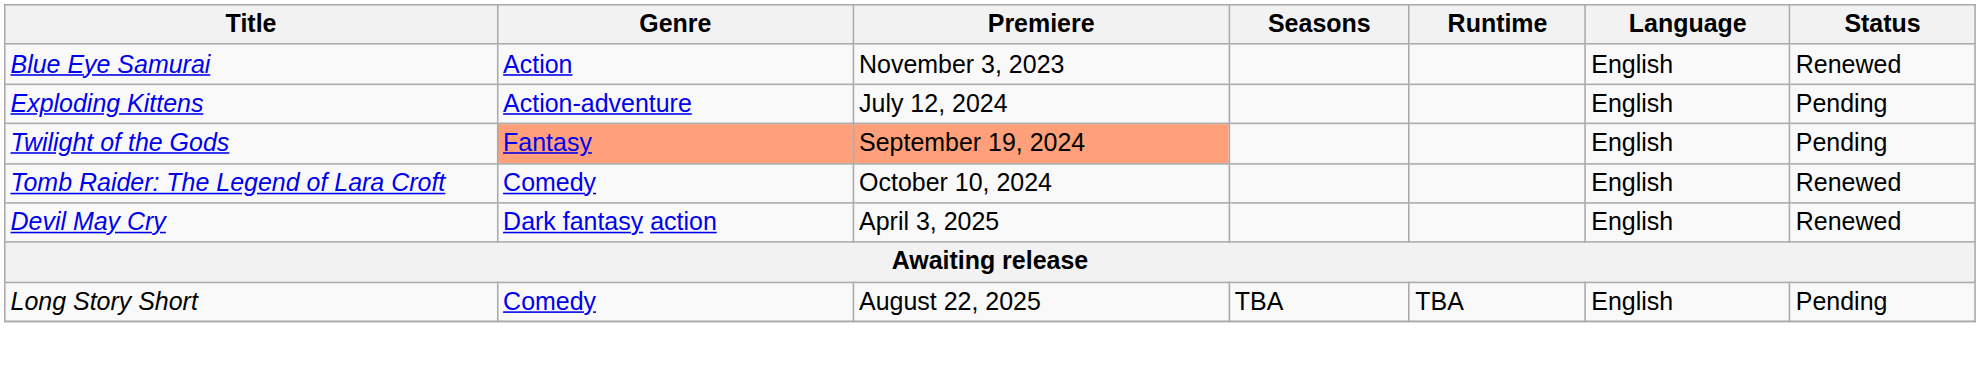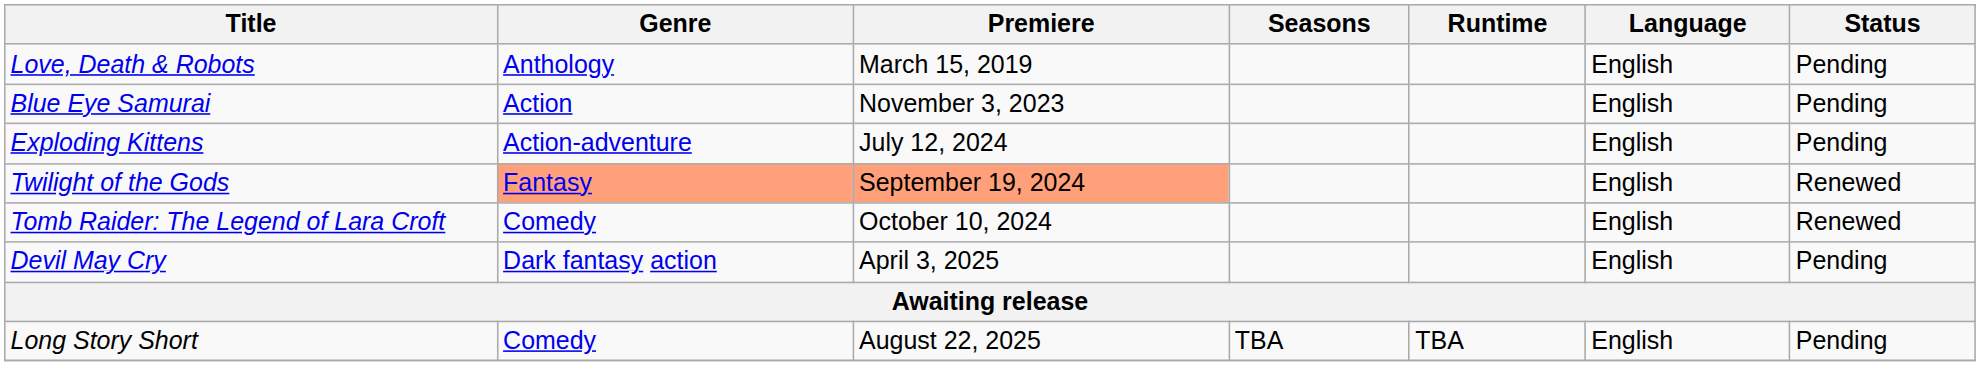+ row: (133, 63)
(1849, 63) Renewed -> (1842, 103) Pending
(1842, 143) Pending -> (1849, 182) Renewed
(1849, 222) Renewed -> (1842, 261) Pending
